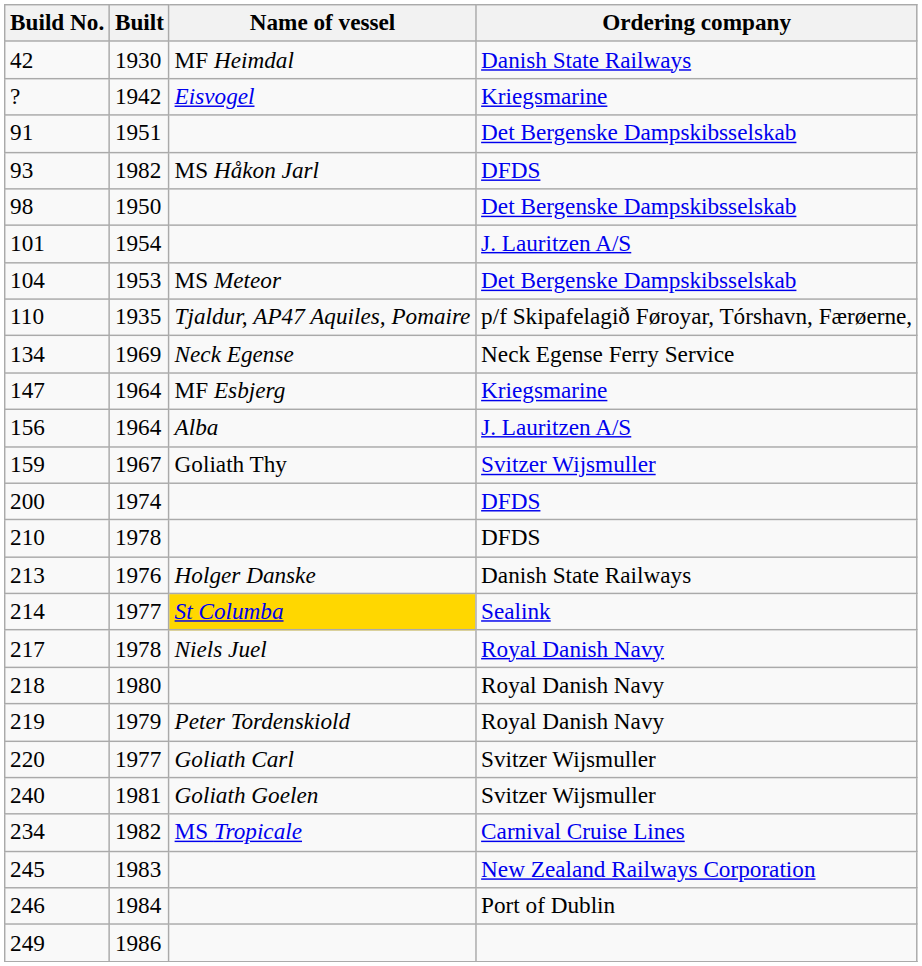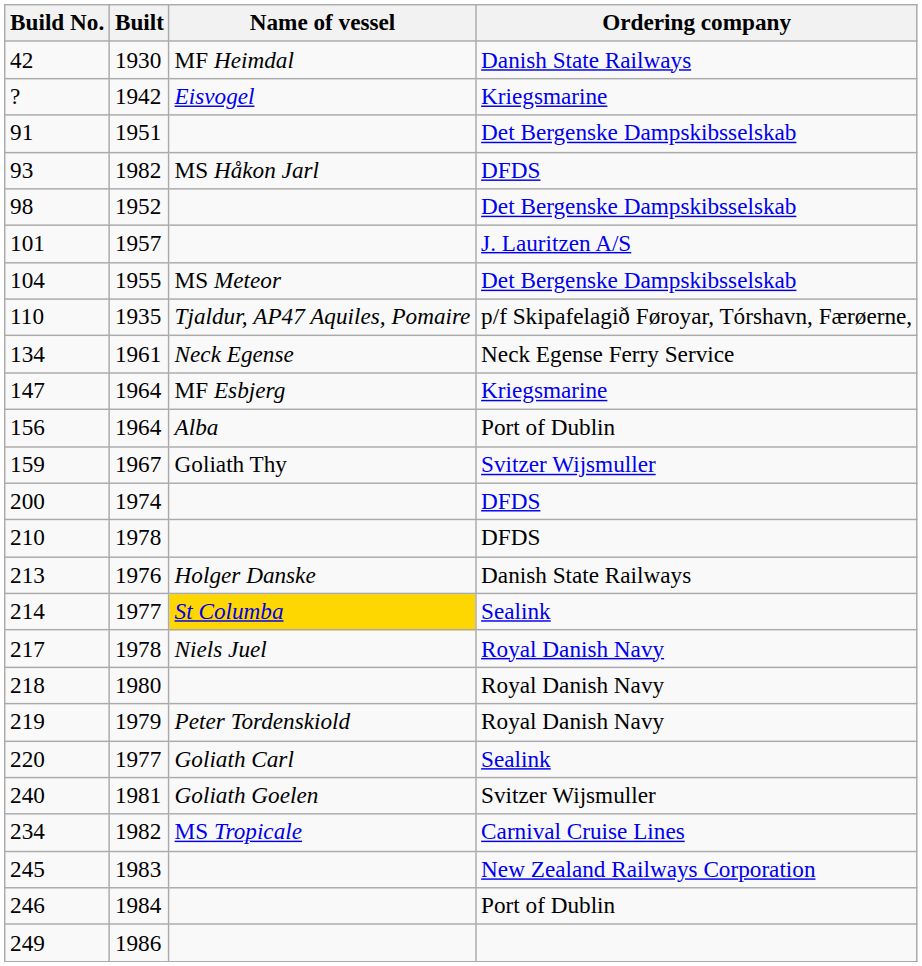(138, 206) 1950 -> (138, 206) 1952
(138, 243) 1954 -> (138, 243) 1957
(138, 280) 1953 -> (138, 280) 1955
(138, 354) 1969 -> (138, 354) 1961
(556, 427) J. Lauritzen A/S -> (548, 427) Port of Dublin
(568, 758) Svitzer Wijsmuller -> (516, 758) Sealink
